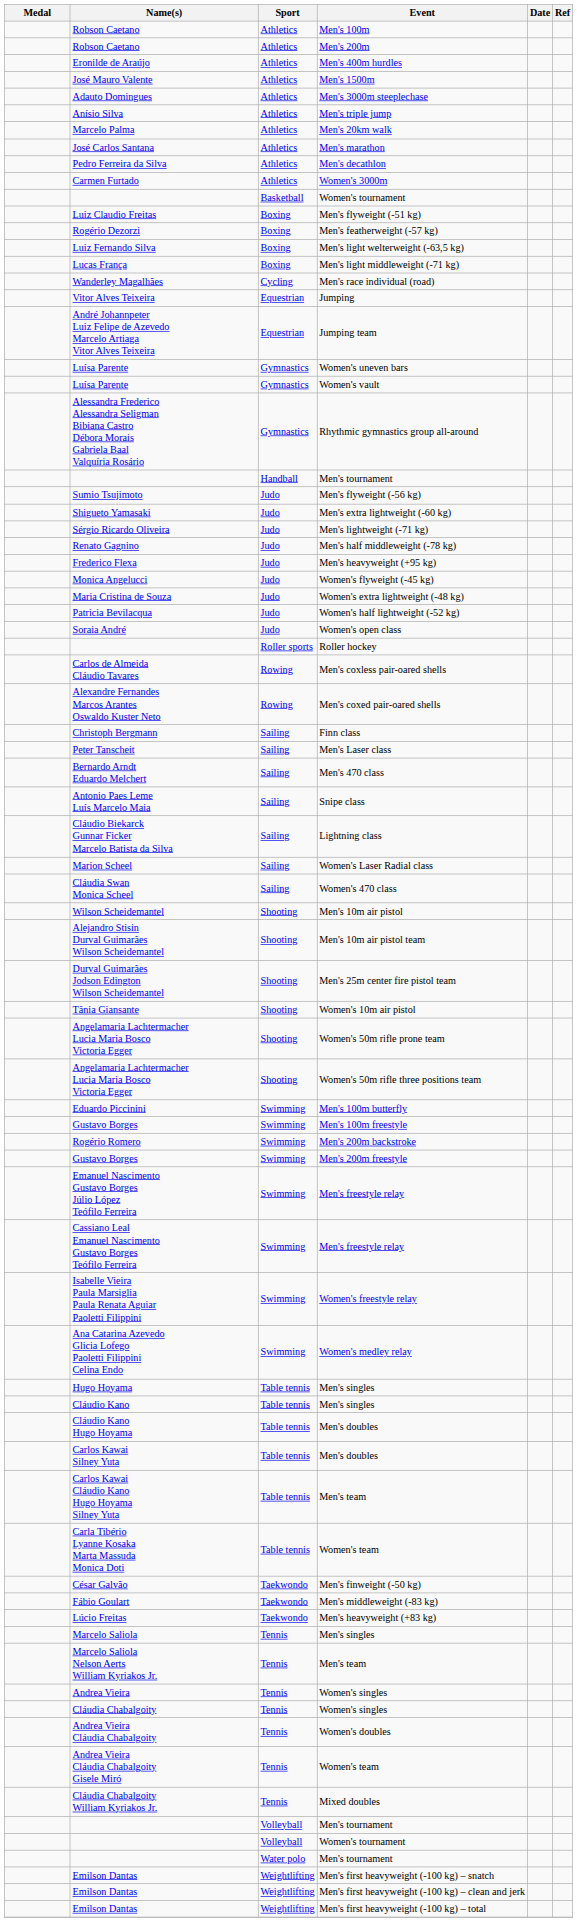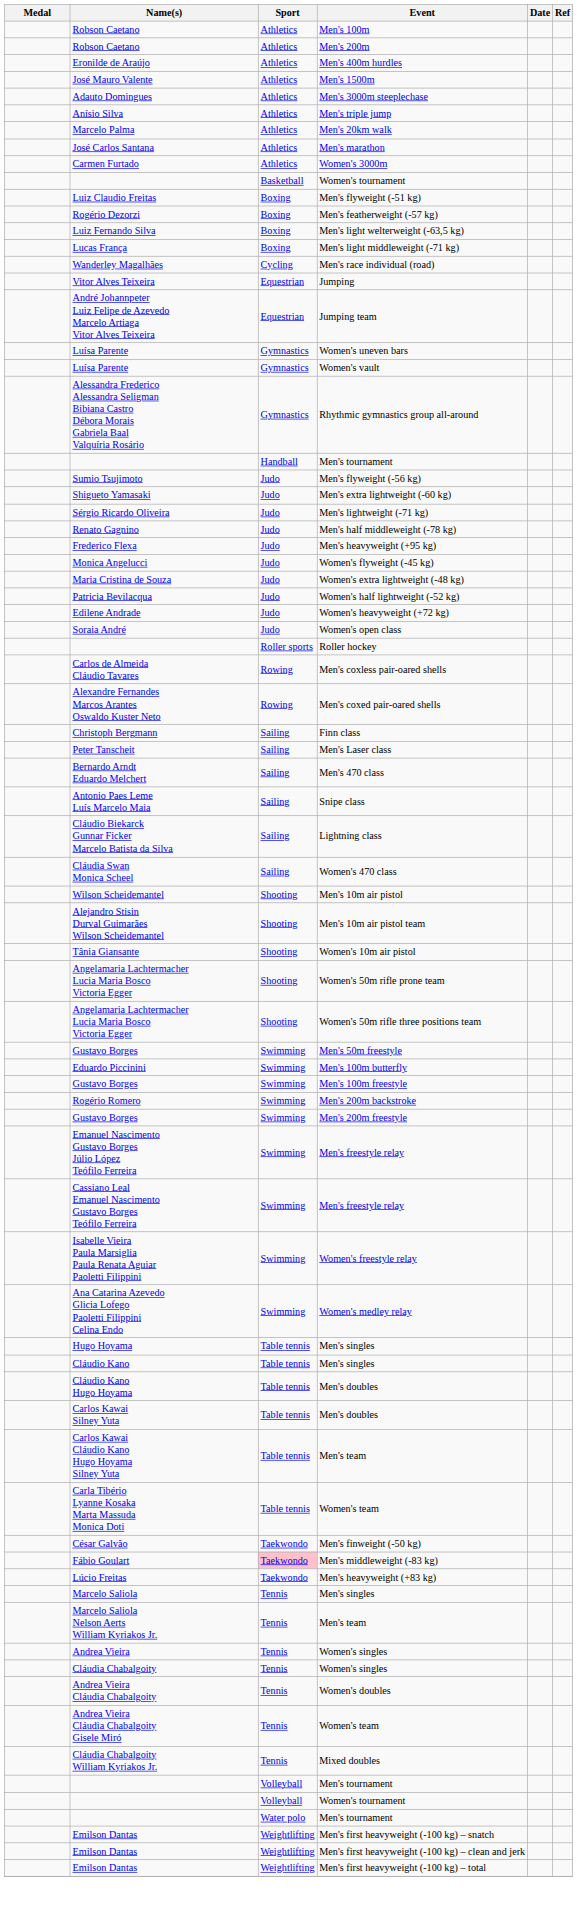- row: (120, 164)
+ row: (107, 613)
- row: (102, 865)
- row: (118, 981)
+ row: (105, 1050)
(284, 1601) no background -> (284, 1560) pink background
